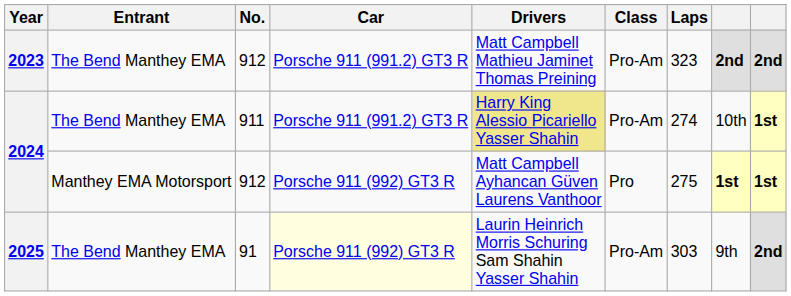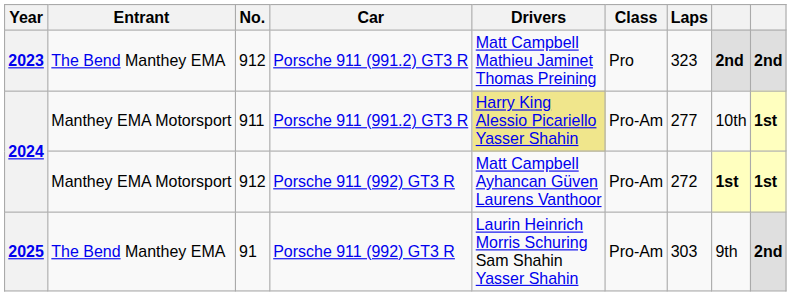(636, 61) Pro-Am -> (621, 61) Pro
(138, 121) The Bend Manthey EMA -> (141, 121) Manthey EMA Motorsport
(684, 121) 274 -> (684, 121) 277
(621, 182) Pro -> (636, 182) Pro-Am
(684, 182) 275 -> (684, 182) 272
(364, 252) lightyellow background -> (364, 252) no background
